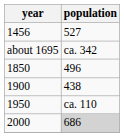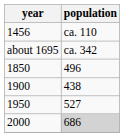(72, 31) 527 -> (80, 31) ca. 110
(80, 104) ca. 110 -> (72, 104) 527
